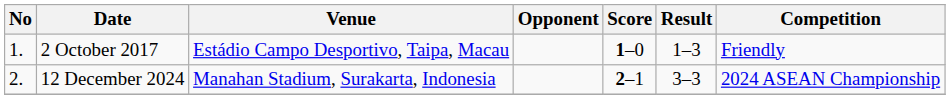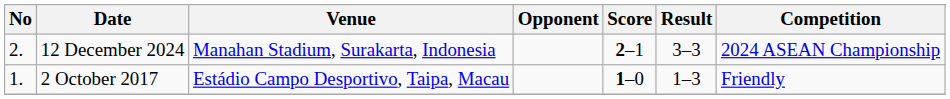rows swapped: (99, 49) <-> (113, 79)
